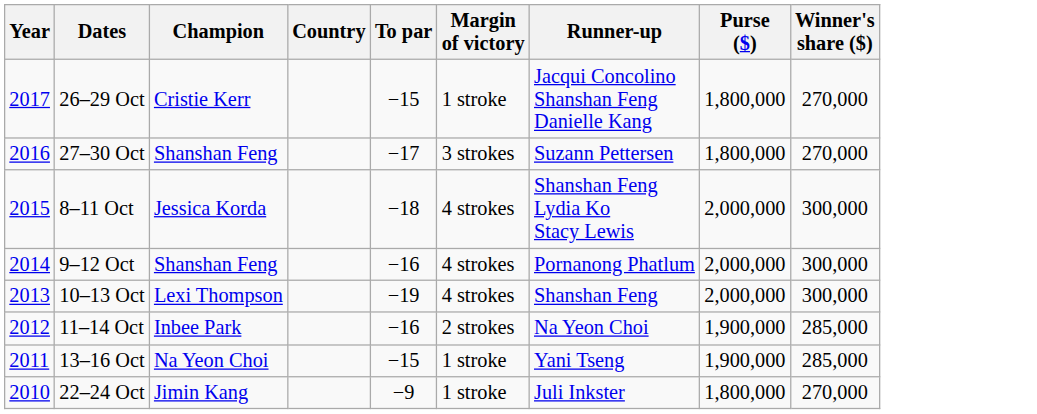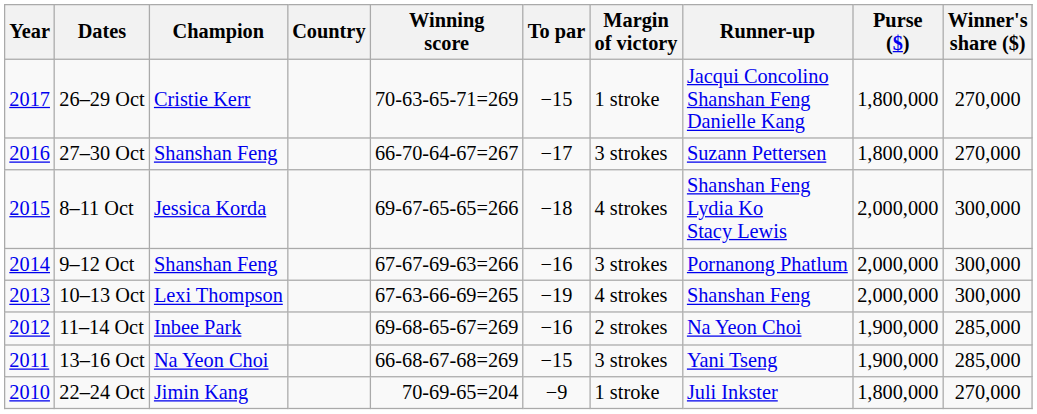+ column: (447, 32)
(478, 263) 4 strokes -> (631, 263) 3 strokes
(474, 360) 1 stroke -> (631, 360) 3 strokes
